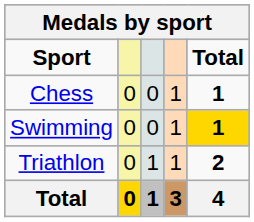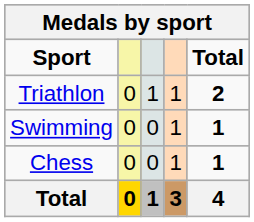rows swapped: (62, 92) <-> (62, 163)
(218, 127) gold background -> (218, 127) no background
